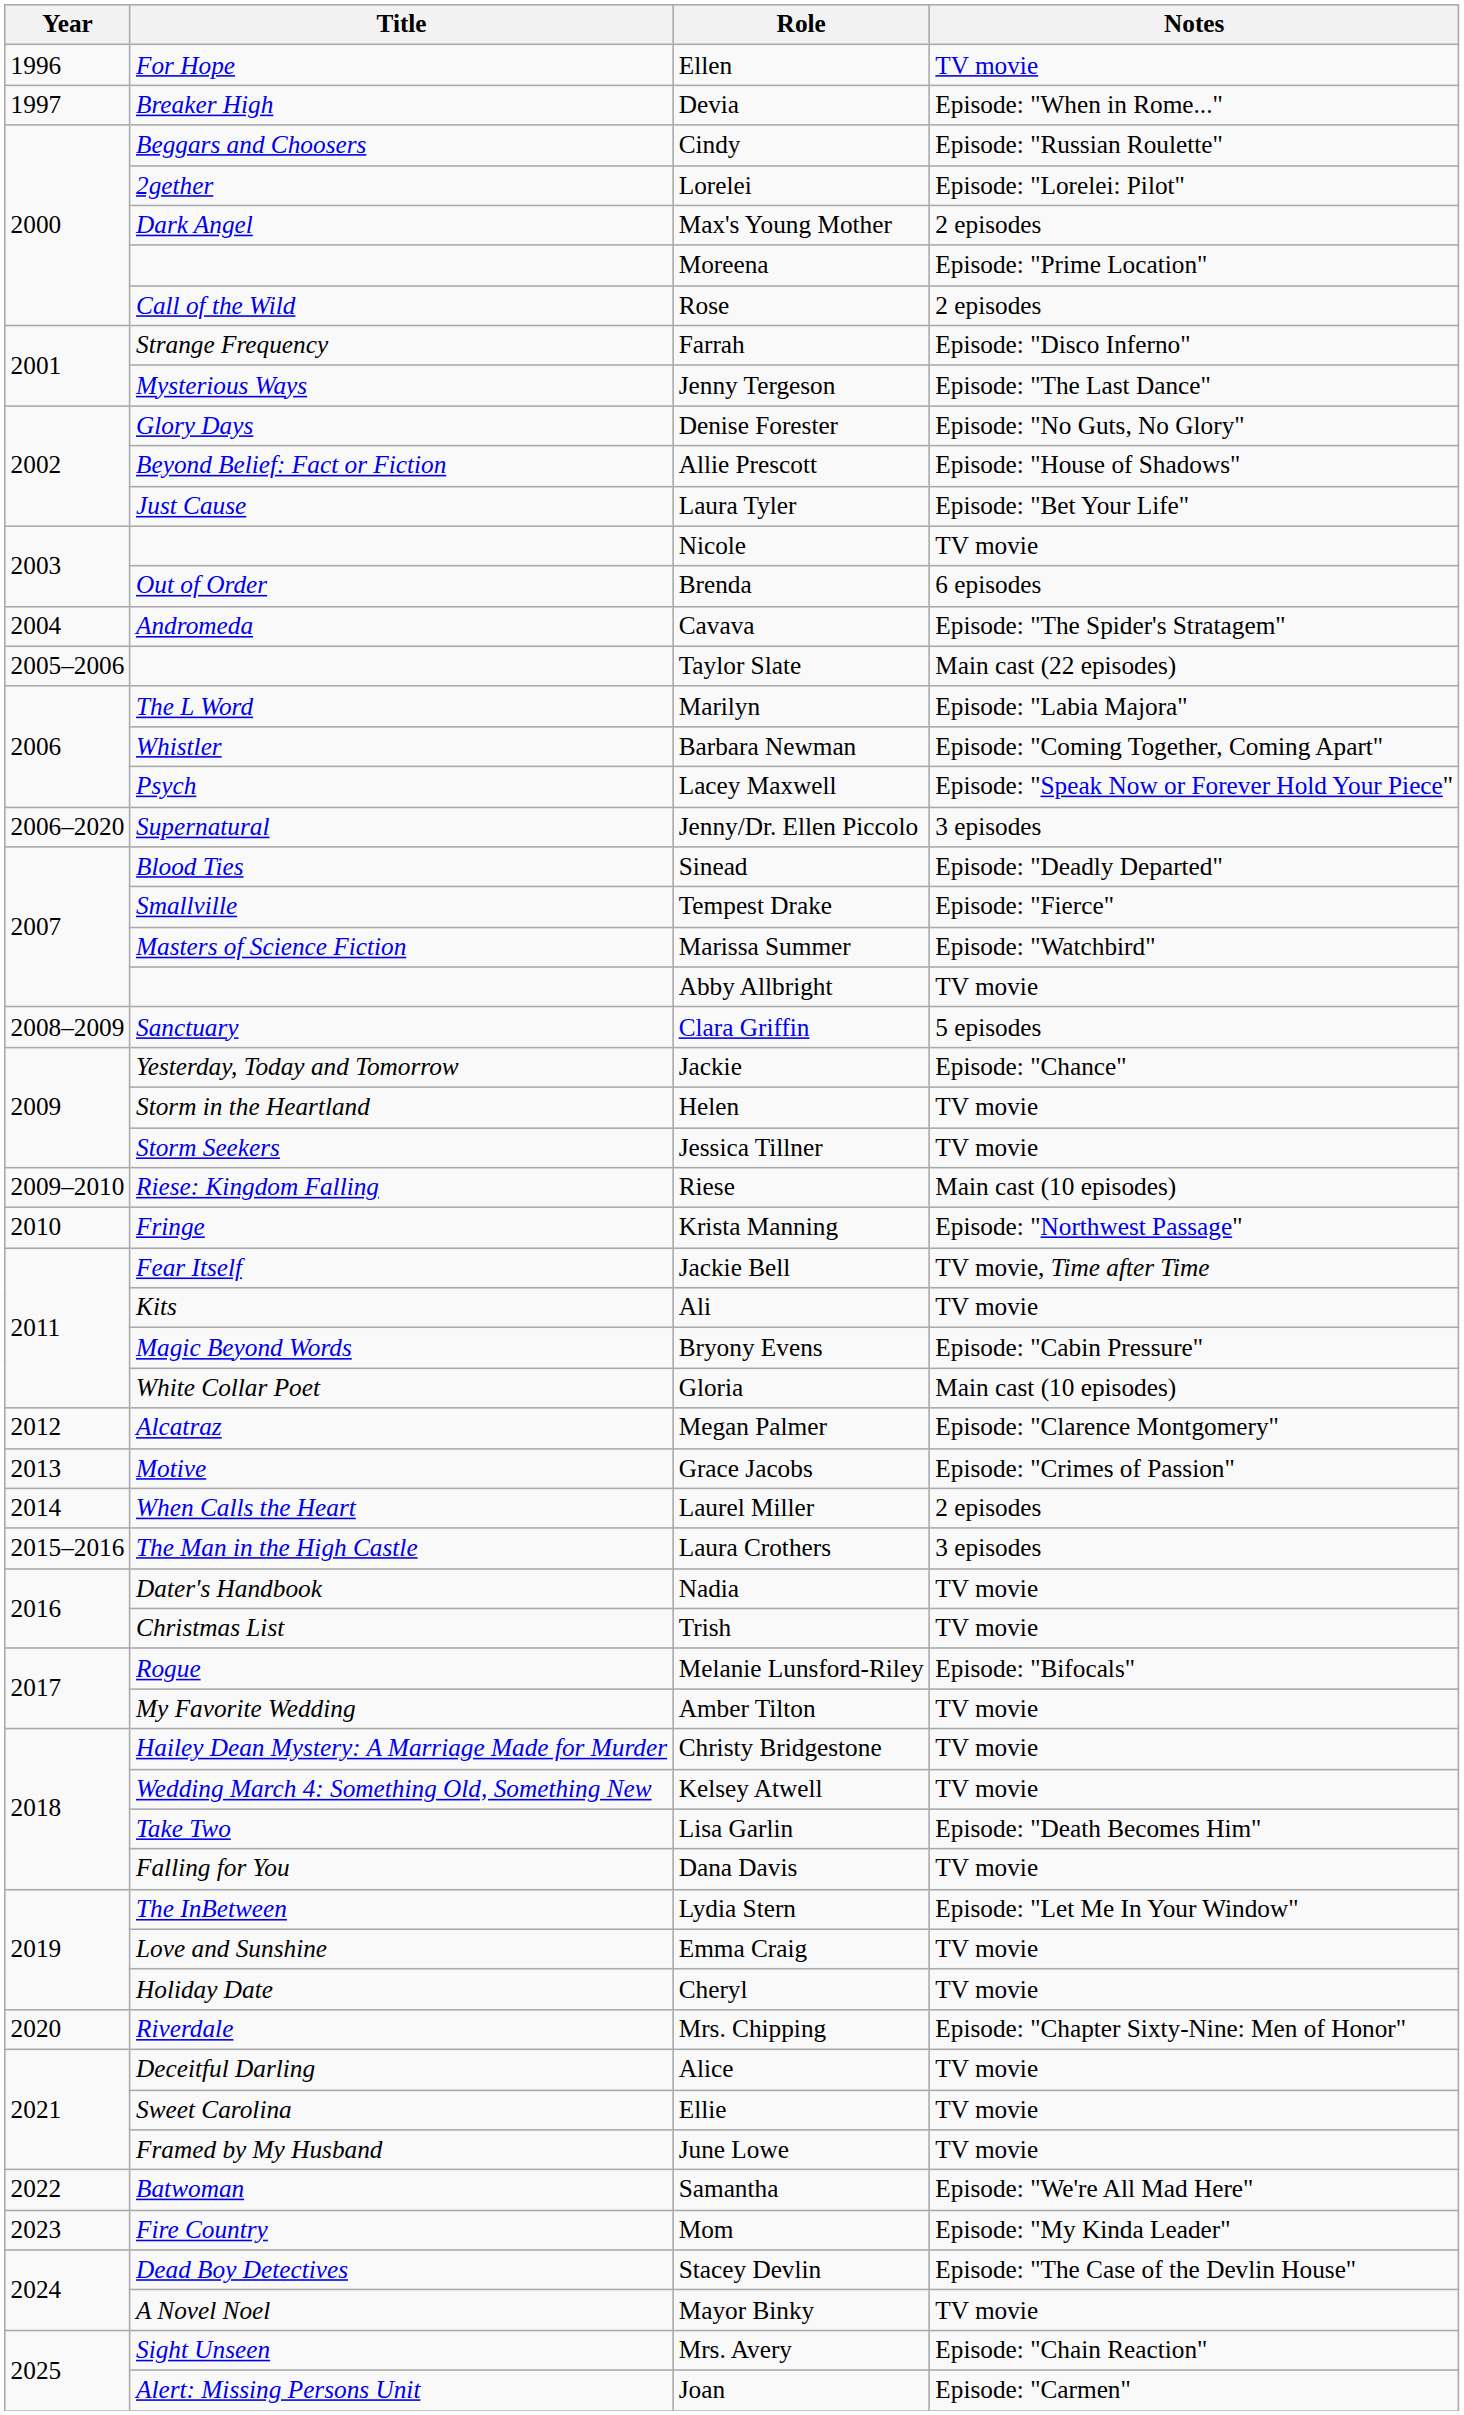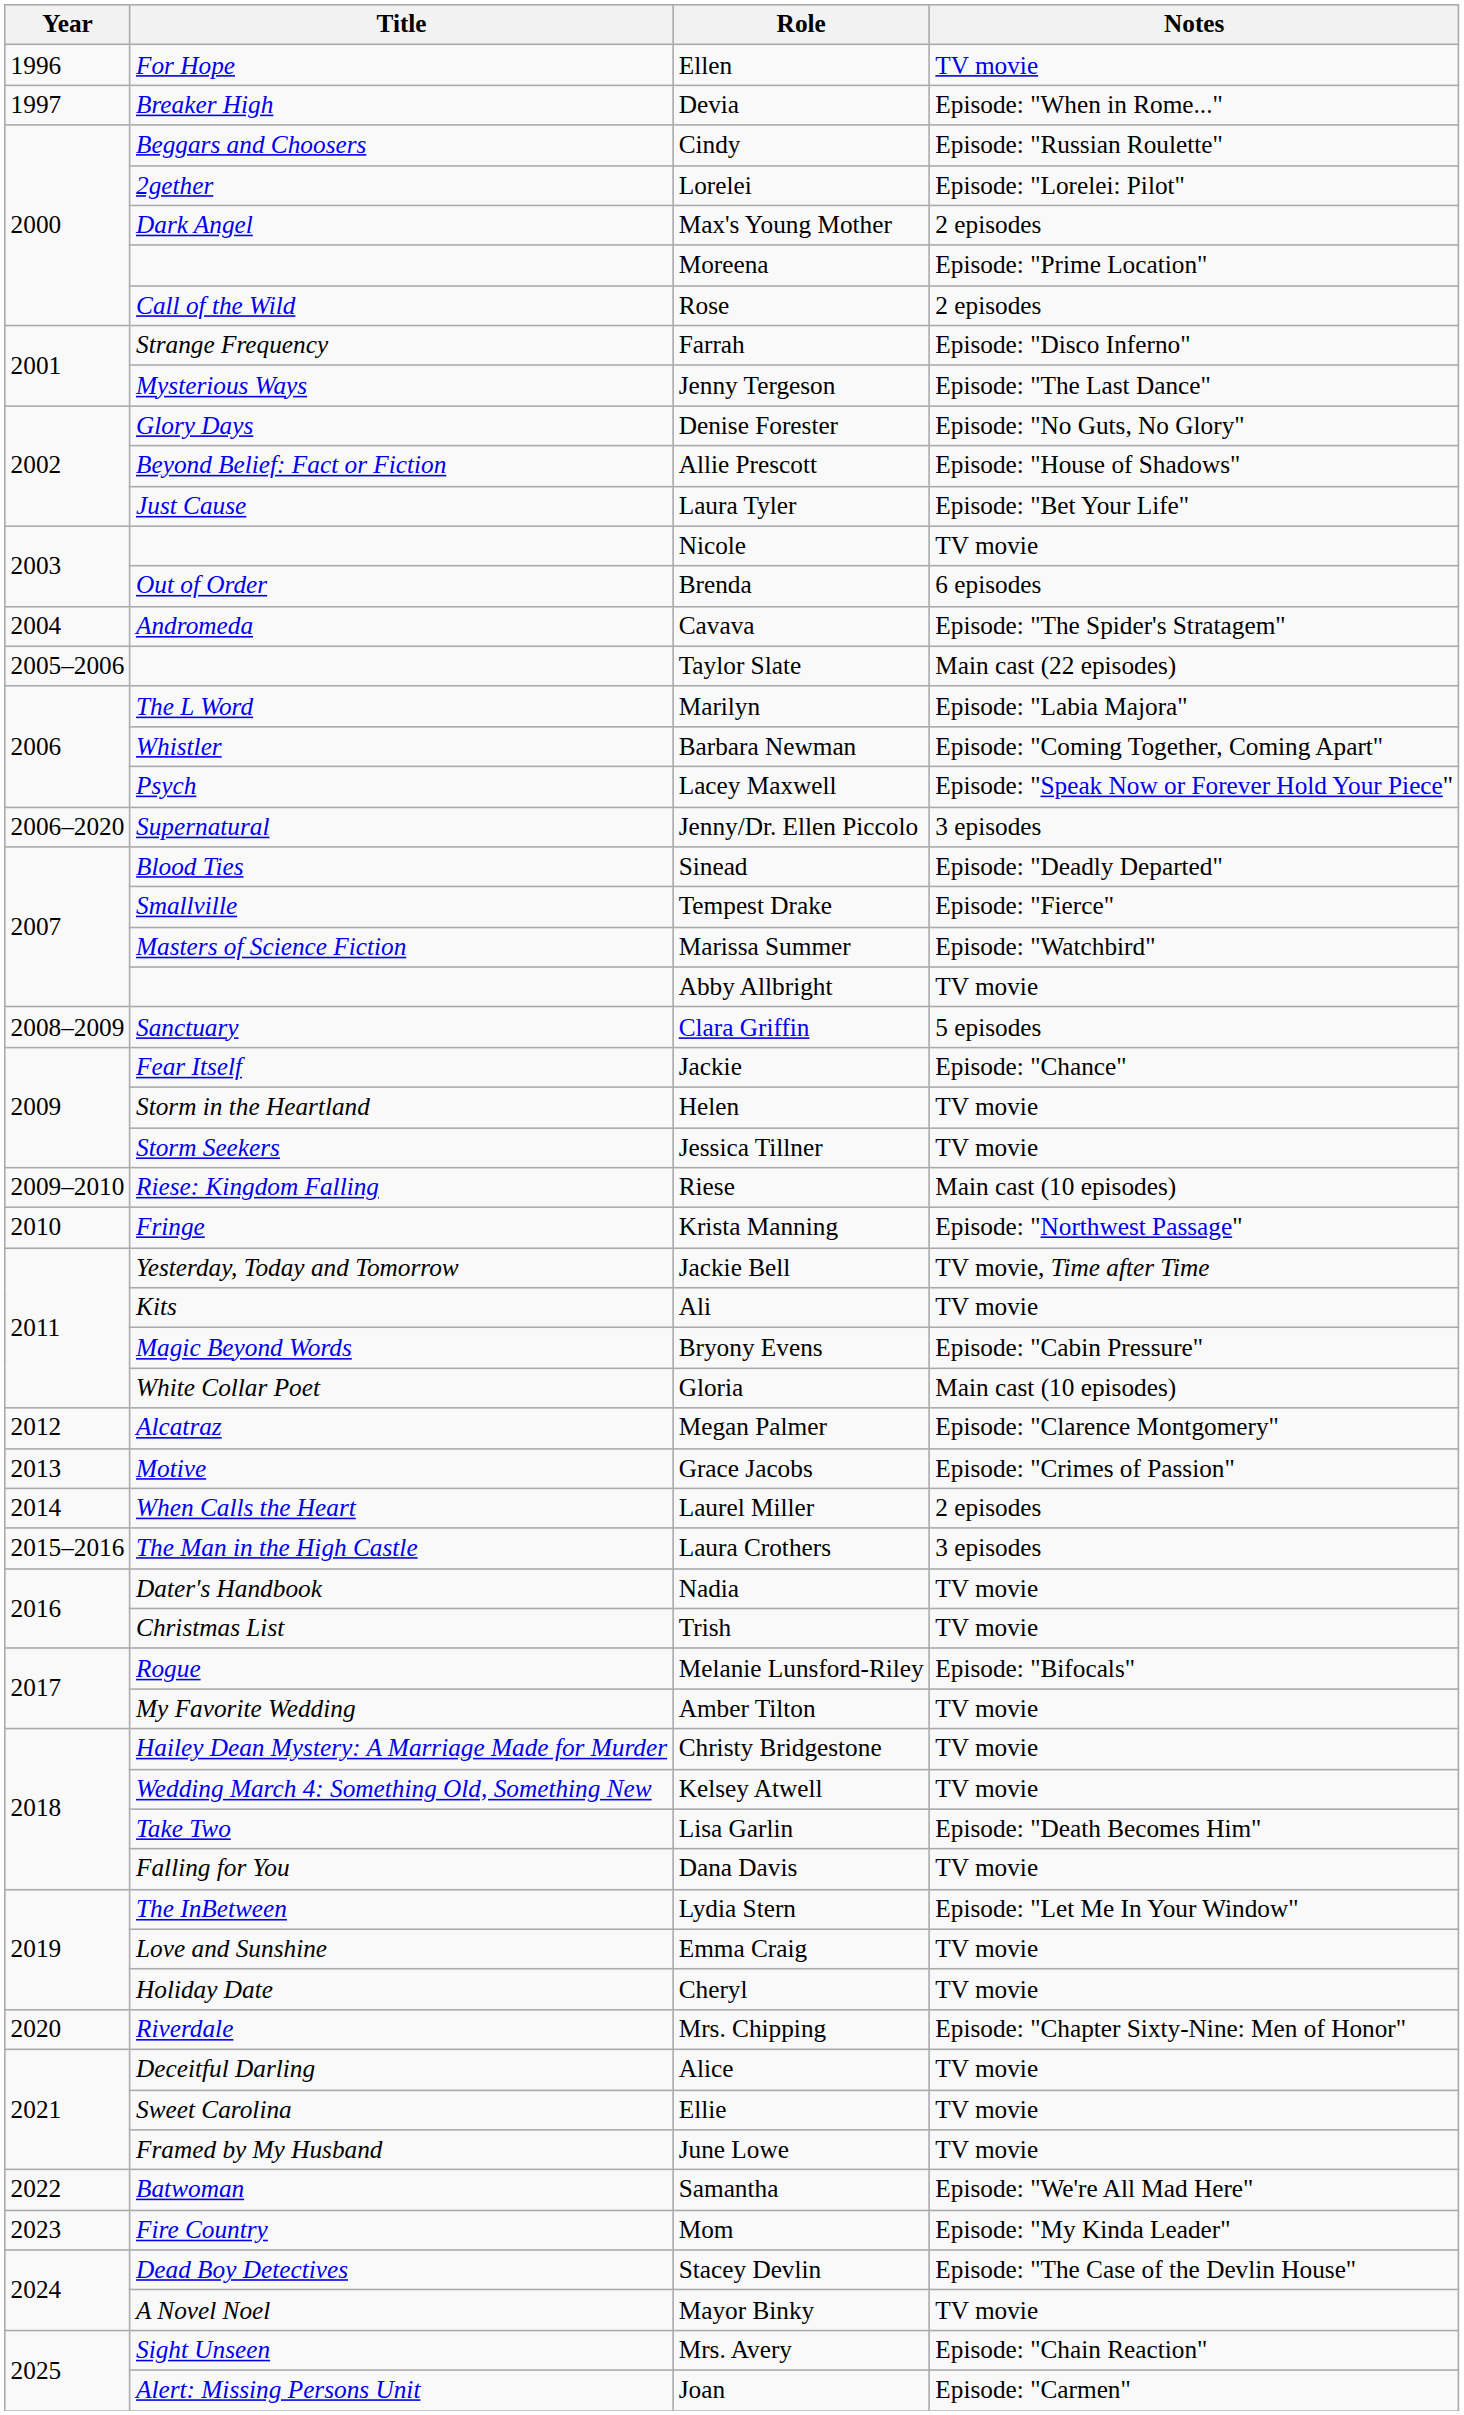(297, 1066) Yesterday, Today and Tomorrow -> (189, 1066) Fear Itself
(189, 1267) Fear Itself -> (297, 1267) Yesterday, Today and Tomorrow
